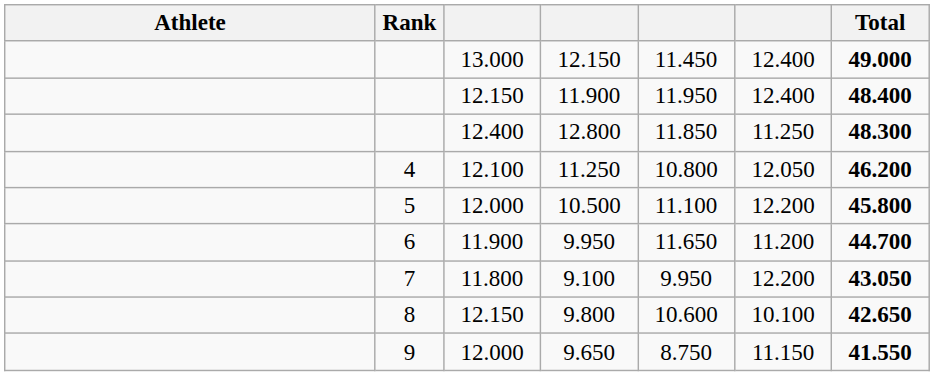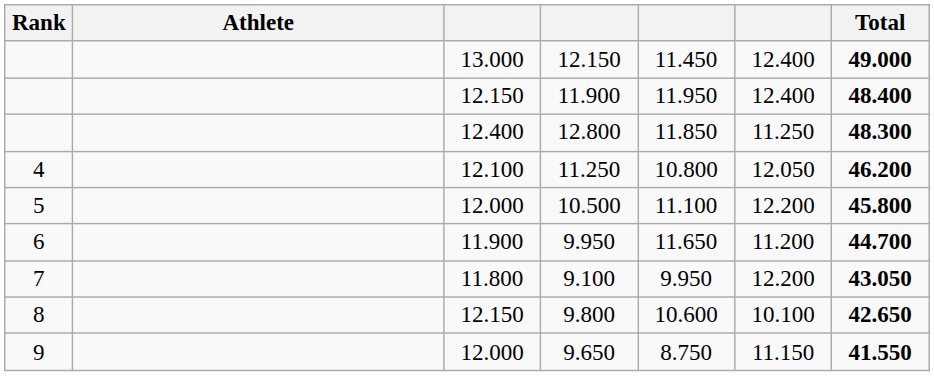columns swapped: (409, 22) <-> (190, 22)
